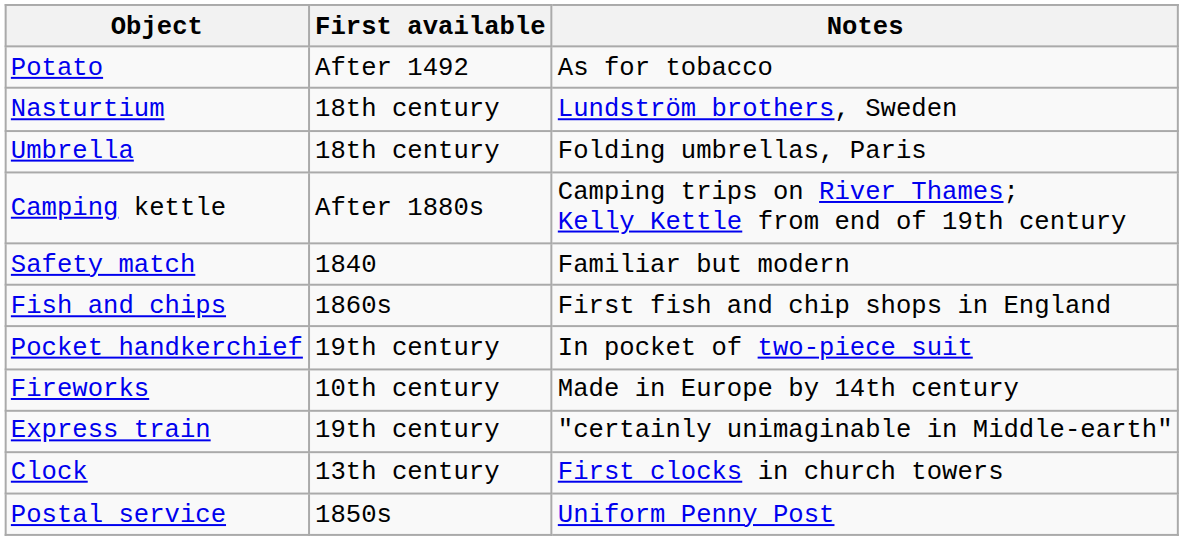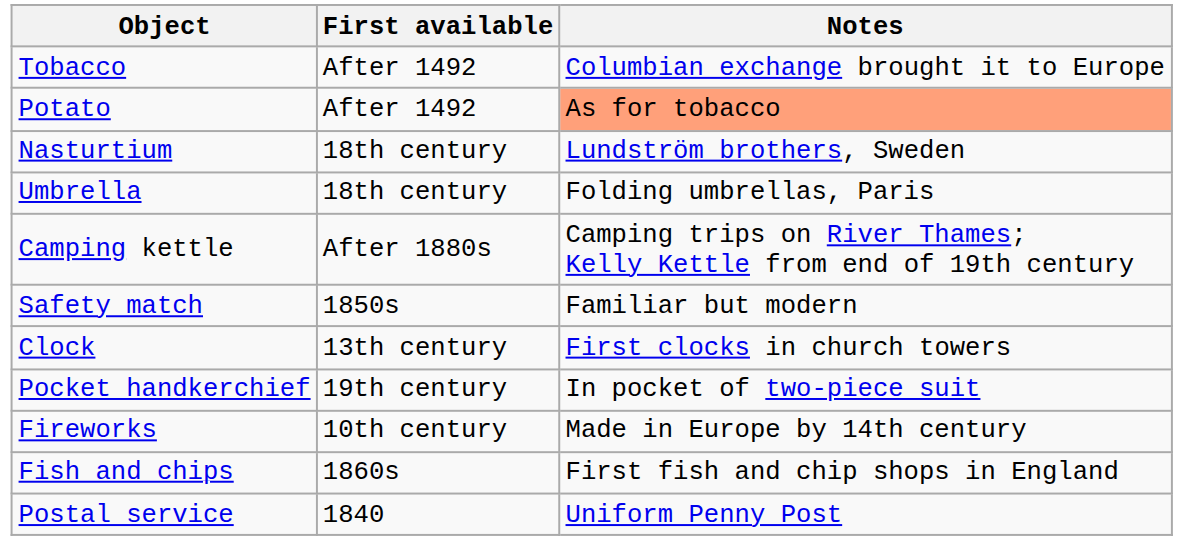+ row: (72, 68)
(665, 68) no background -> (673, 109) lightsalmon background
(346, 264) 1840 -> (361, 306) 1850s
rows swapped: (49, 473) <-> (118, 306)
- row: (111, 431)
(354, 515) 1850s -> (354, 515) 1840
